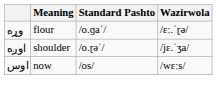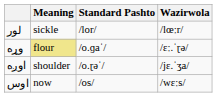+ row: (14, 30)
(44, 30) no background -> (44, 48) khaki background
